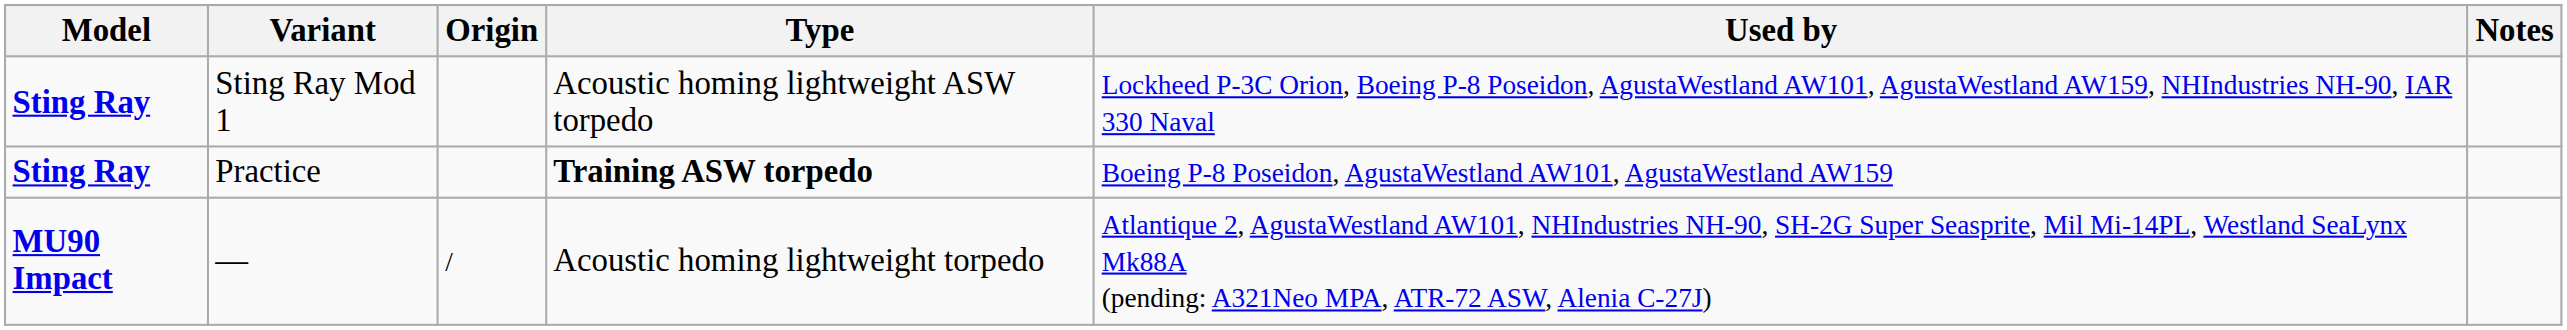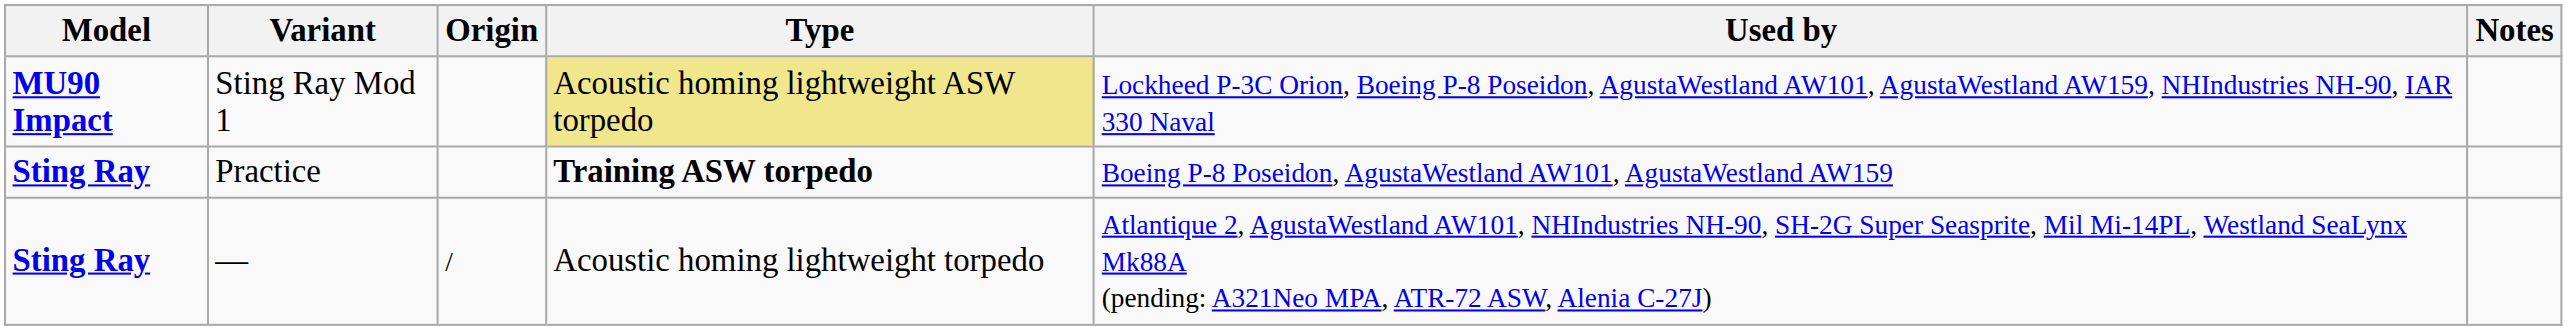(81, 100) Sting Ray -> (63, 100) MU90 Impact
(784, 100) no background -> (784, 100) khaki background
(63, 260) MU90 Impact -> (81, 260) Sting Ray
